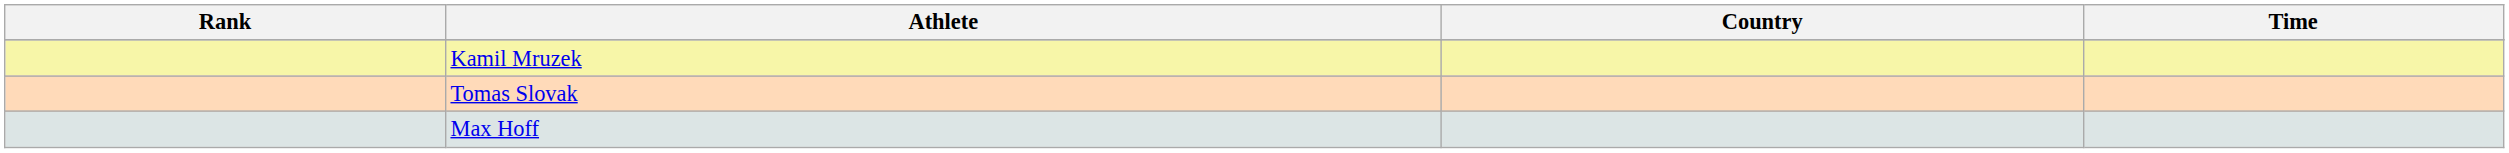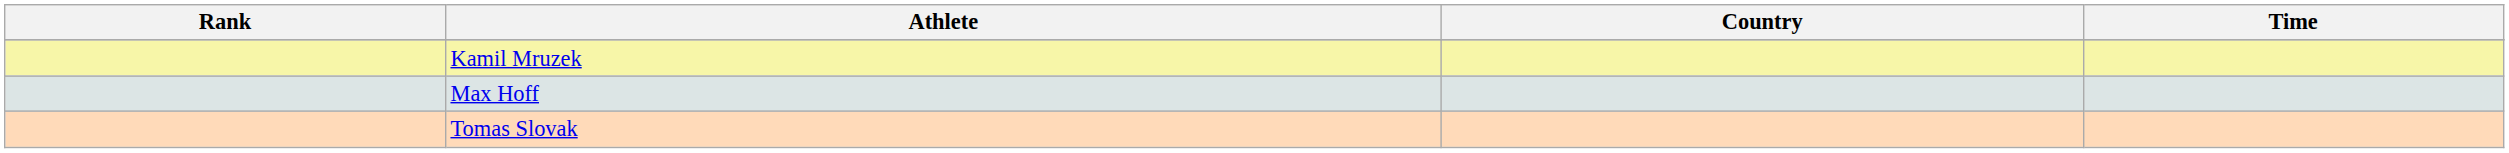rows swapped: (495, 128) <-> (514, 93)
